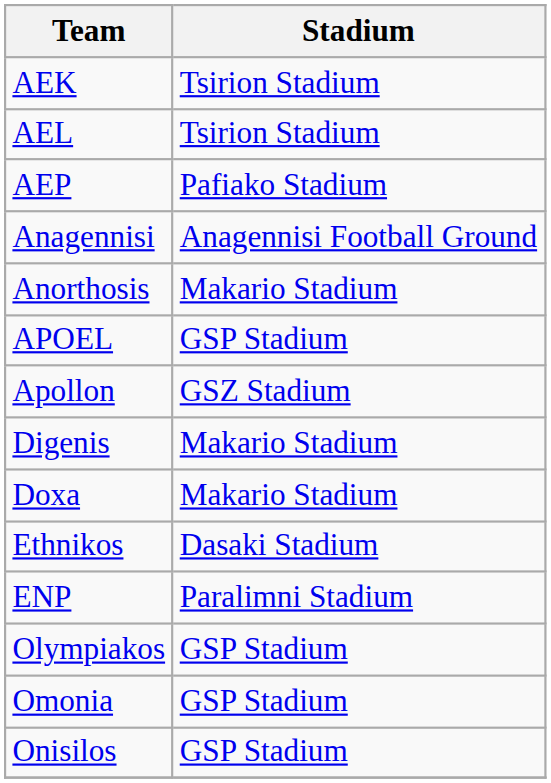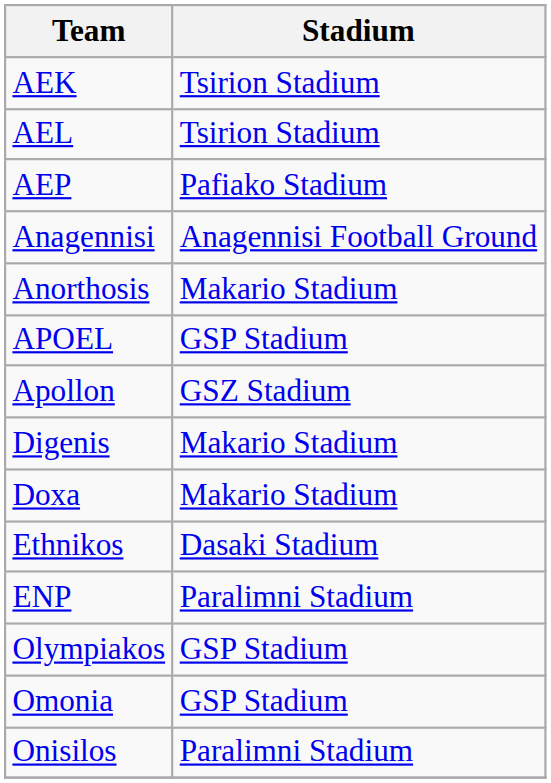(264, 752) GSP Stadium -> (296, 752) Paralimni Stadium
